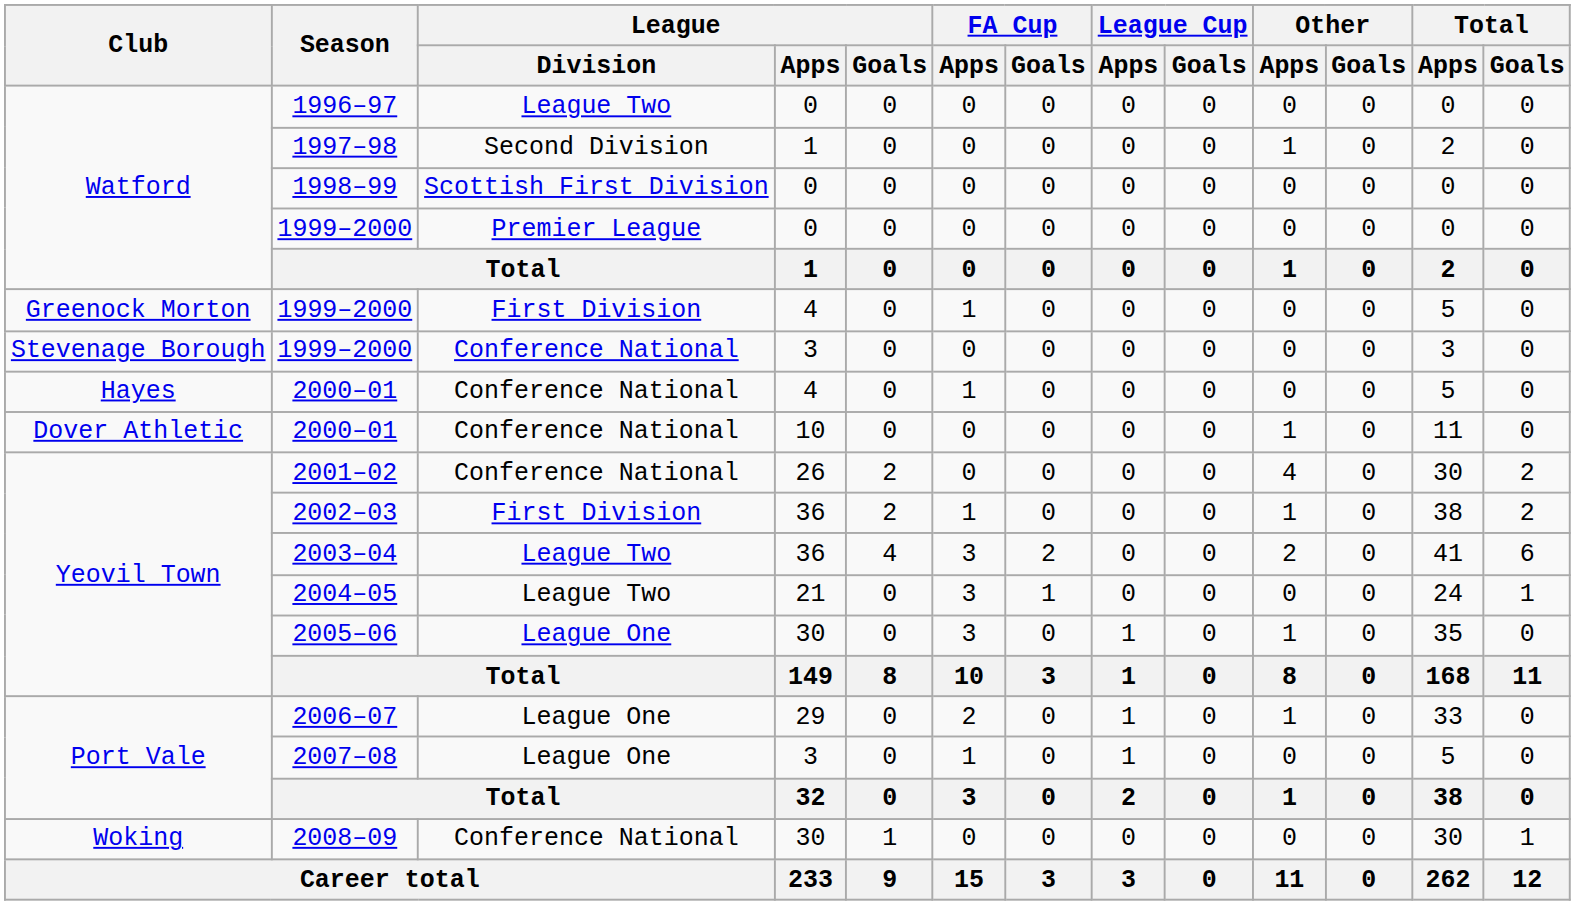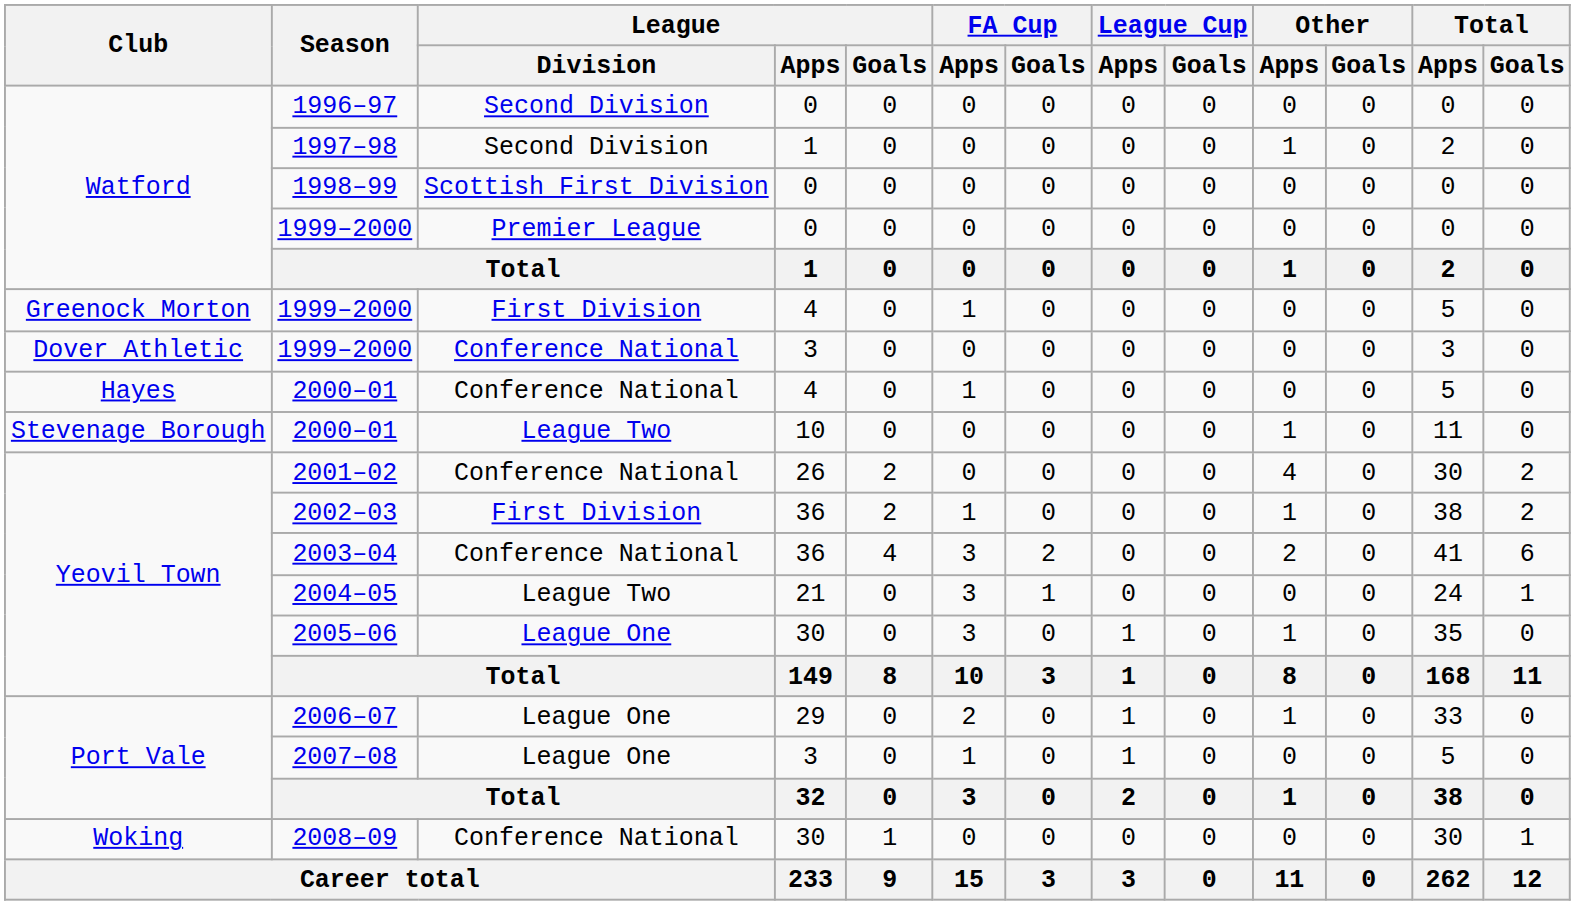(596, 107) League Two -> (596, 107) Second Division
(138, 351) Stevenage Borough -> (138, 351) Dover Athletic
(138, 432) Dover Athletic -> (138, 432) Stevenage Borough
(596, 432) Conference National -> (596, 432) League Two
(596, 554) League Two -> (596, 554) Conference National
